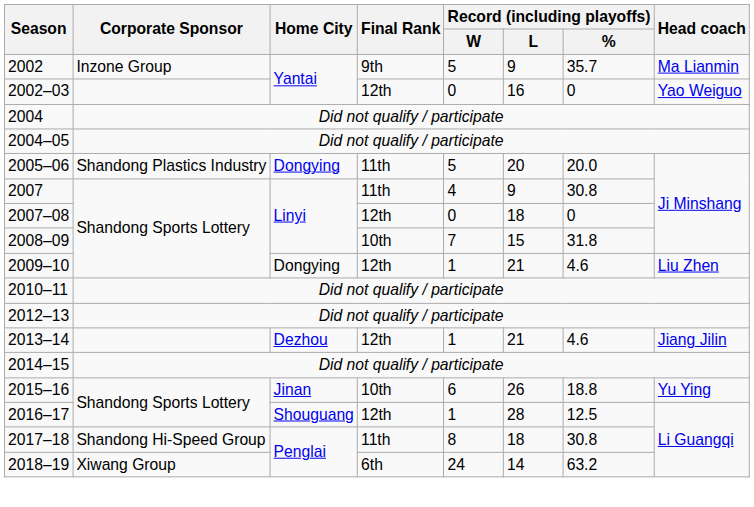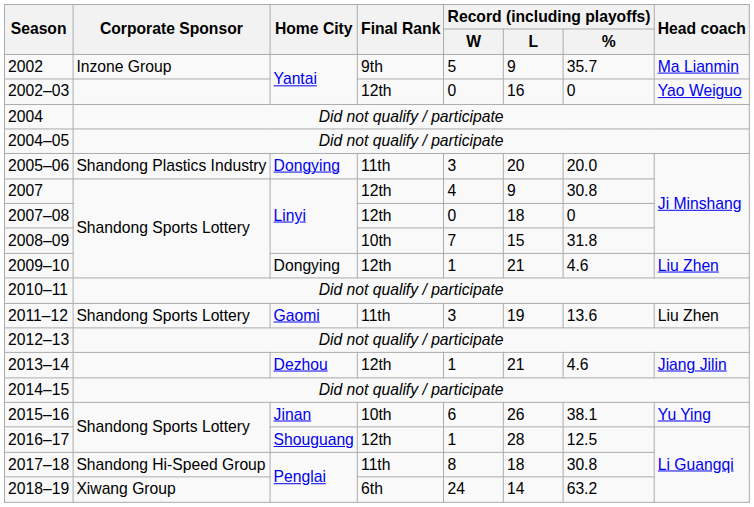(452, 166) 5 -> (452, 166) 3
(376, 191) 11th -> (376, 191) 12th
+ row: (38, 315)
(582, 389) 18.8 -> (582, 414) 38.1
